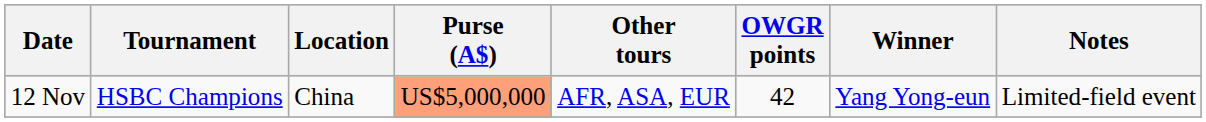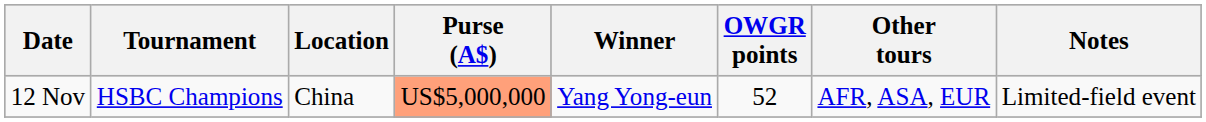columns swapped: (913, 40) <-> (644, 40)
(783, 96) 42 -> (765, 96) 52
